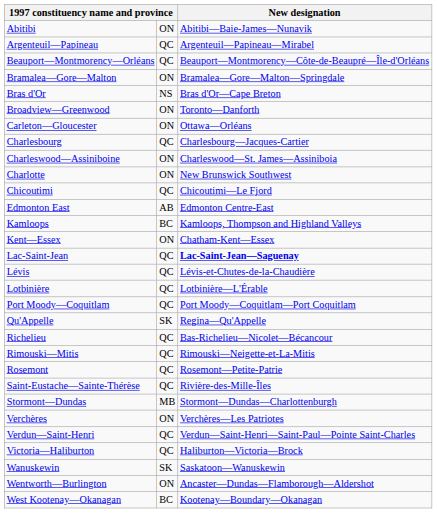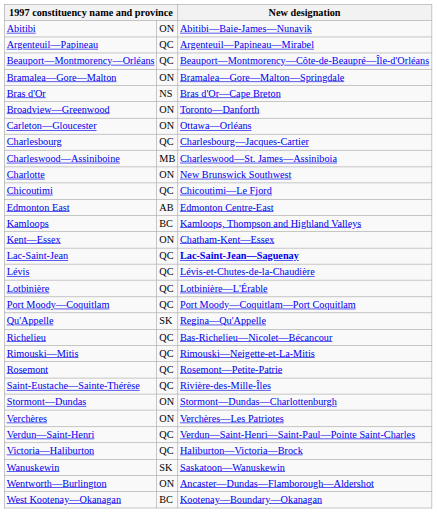(167, 158) ON -> (167, 158) MB
(167, 402) MB -> (167, 402) ON
